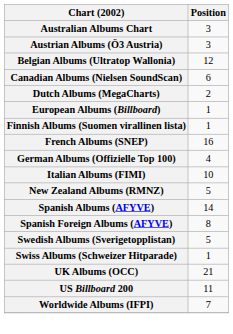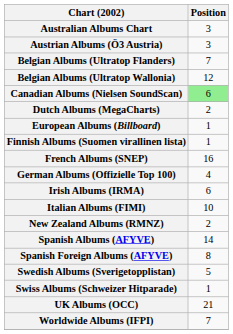+ row: (96, 61)
(208, 77) no background -> (208, 93) lightgreen background
+ row: (96, 191)
(208, 191) 5 -> (208, 223) 2
- row: (96, 288)
